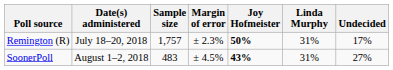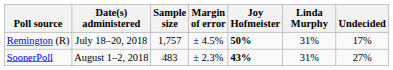(208, 40) ± 2.3% -> (208, 40) ± 4.5%
(208, 57) ± 4.5% -> (208, 57) ± 2.3%
